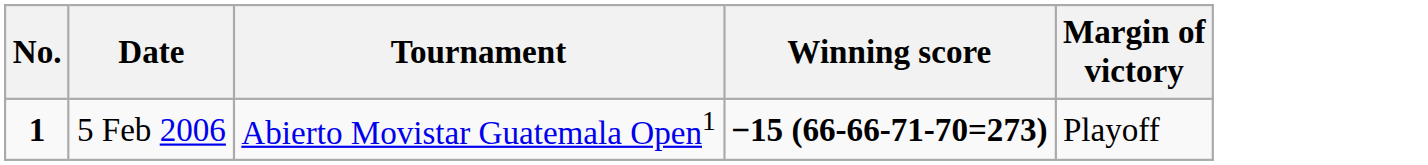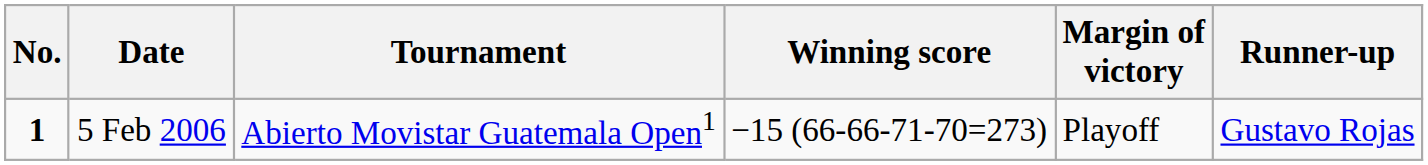+ column: (1317, 51)
(889, 129) bold -> (889, 129) normal
